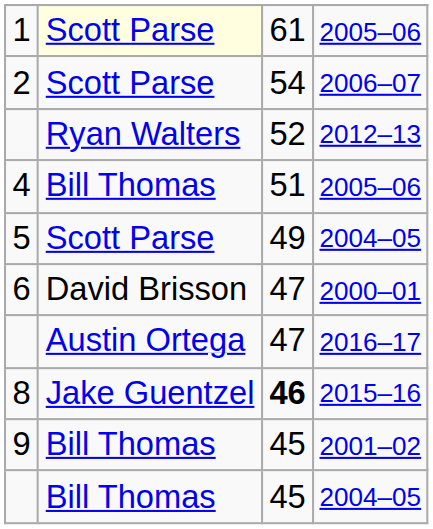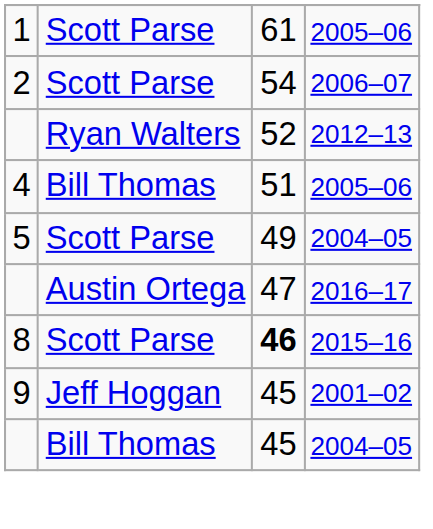(130, 30) lightyellow background -> (130, 30) no background
- row: (22, 289)
(150, 392) Jake Guentzel -> (130, 340) Scott Parse
(131, 444) Bill Thomas -> (133, 392) Jeff Hoggan
